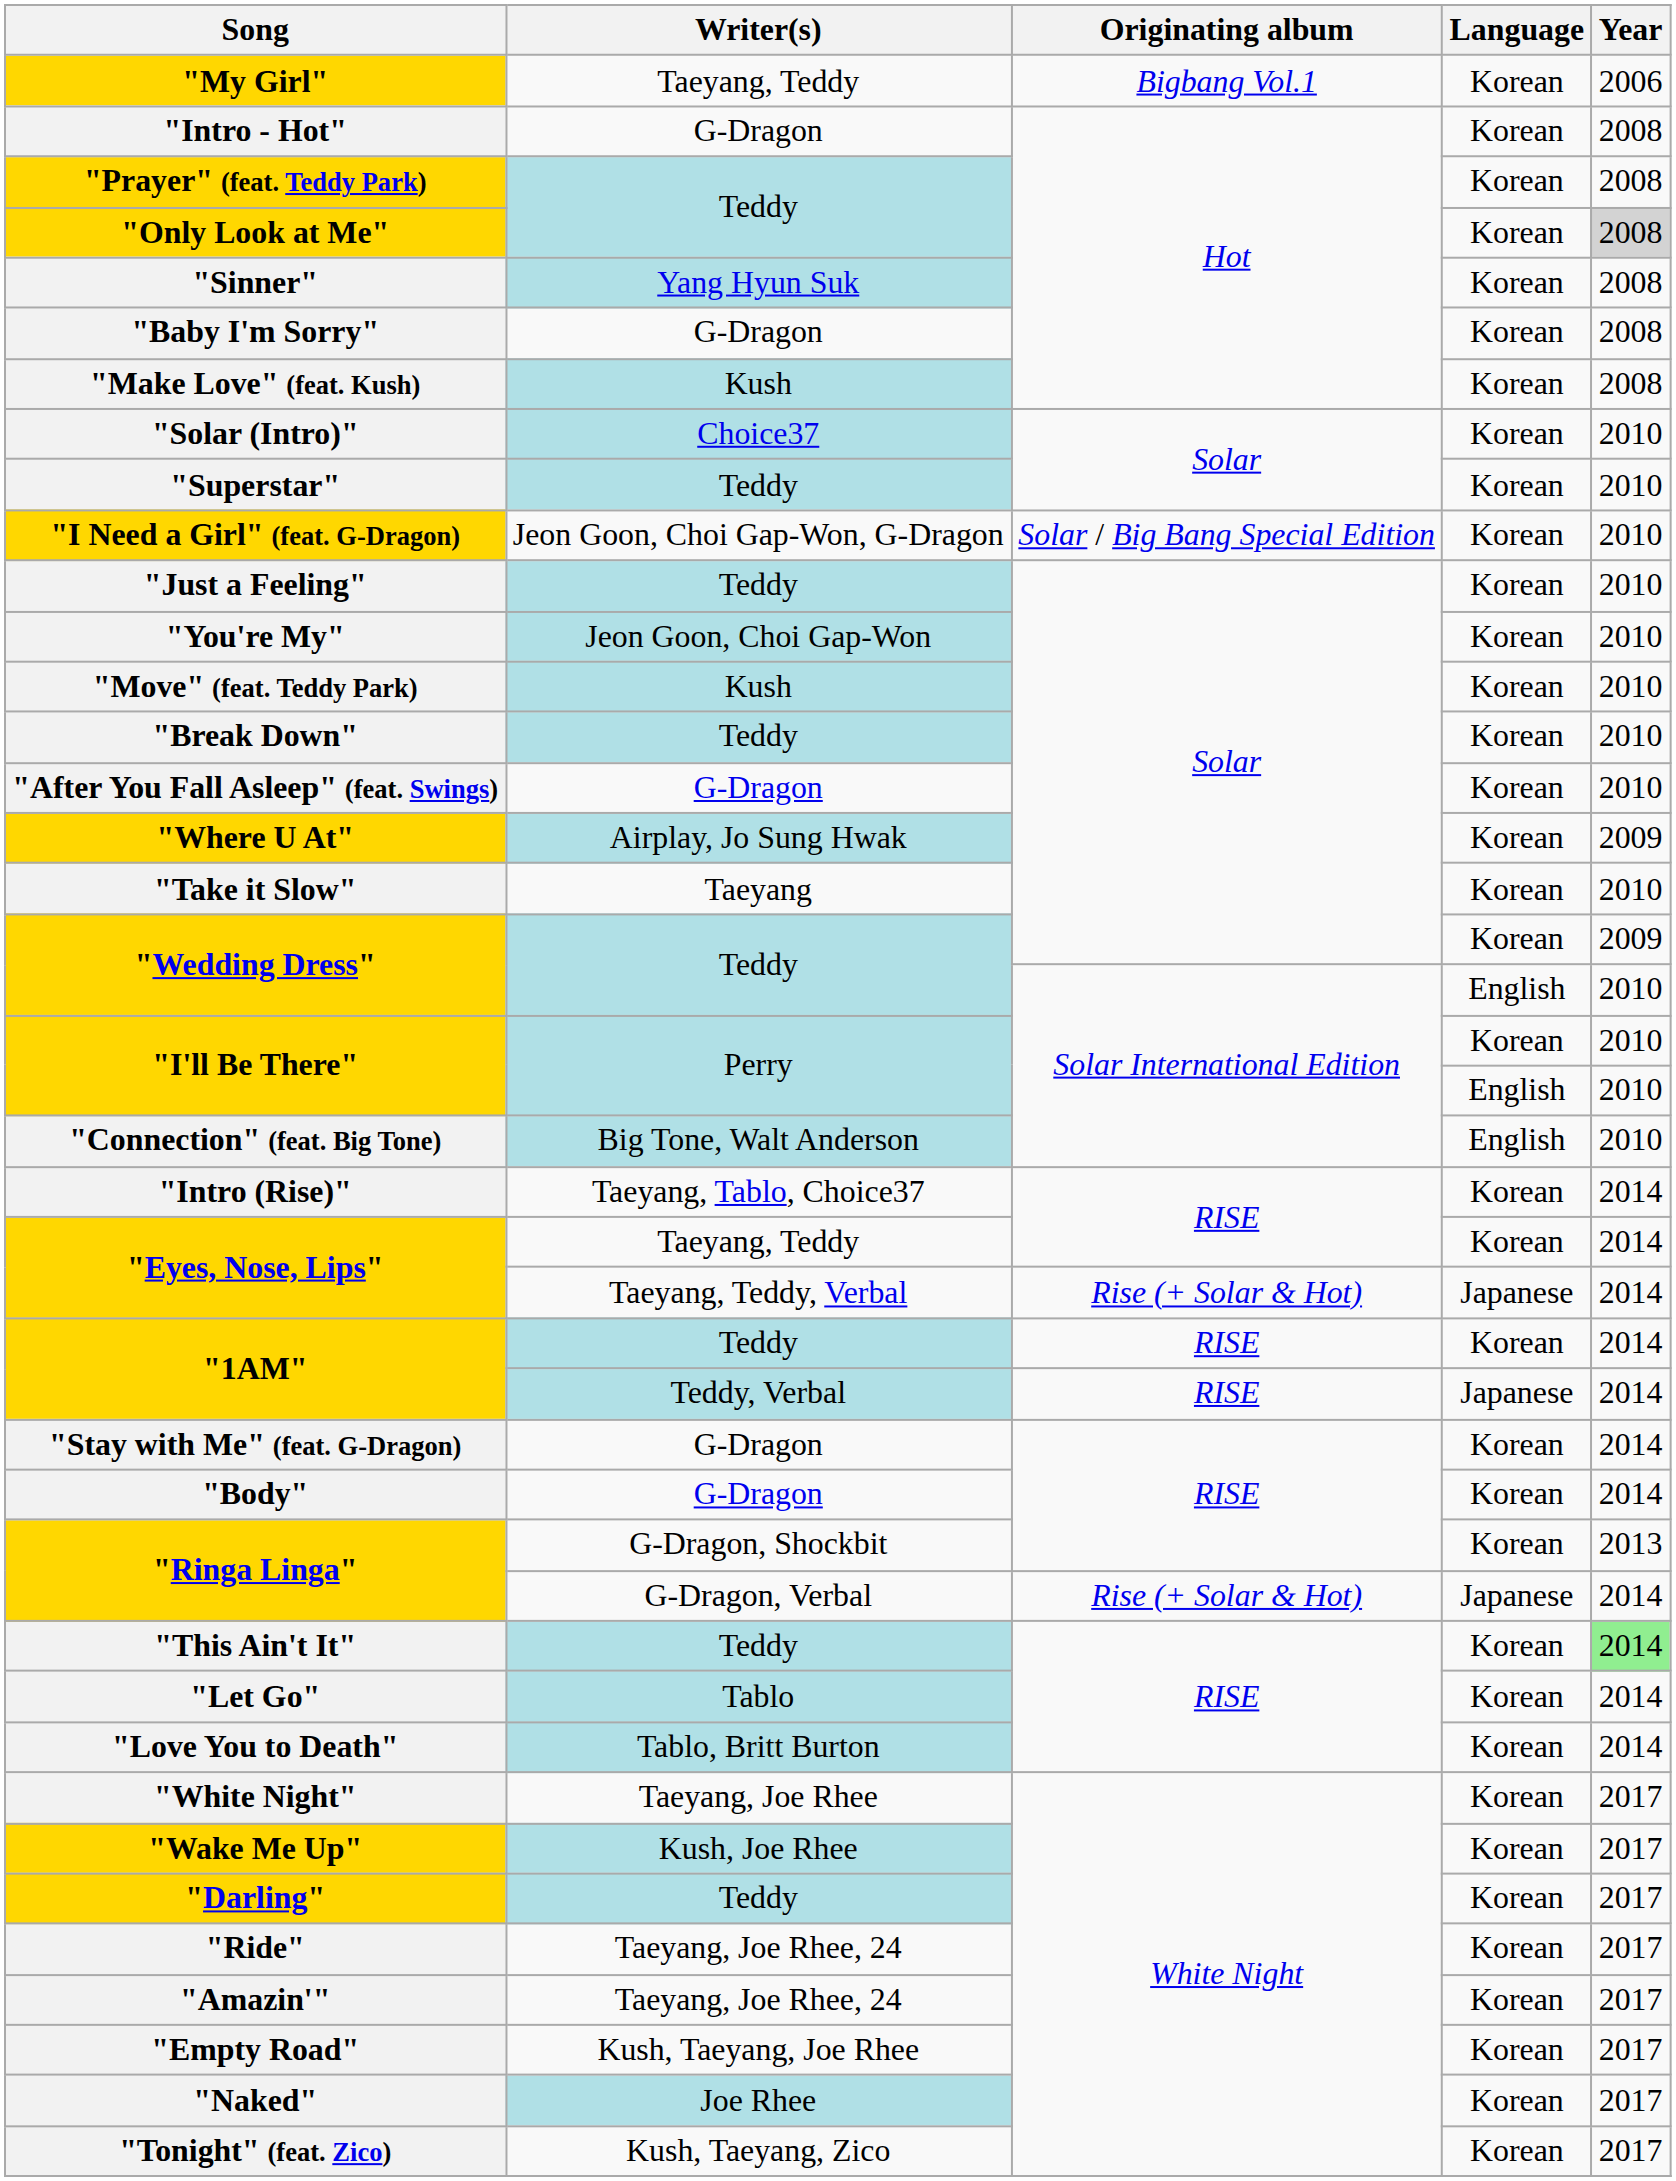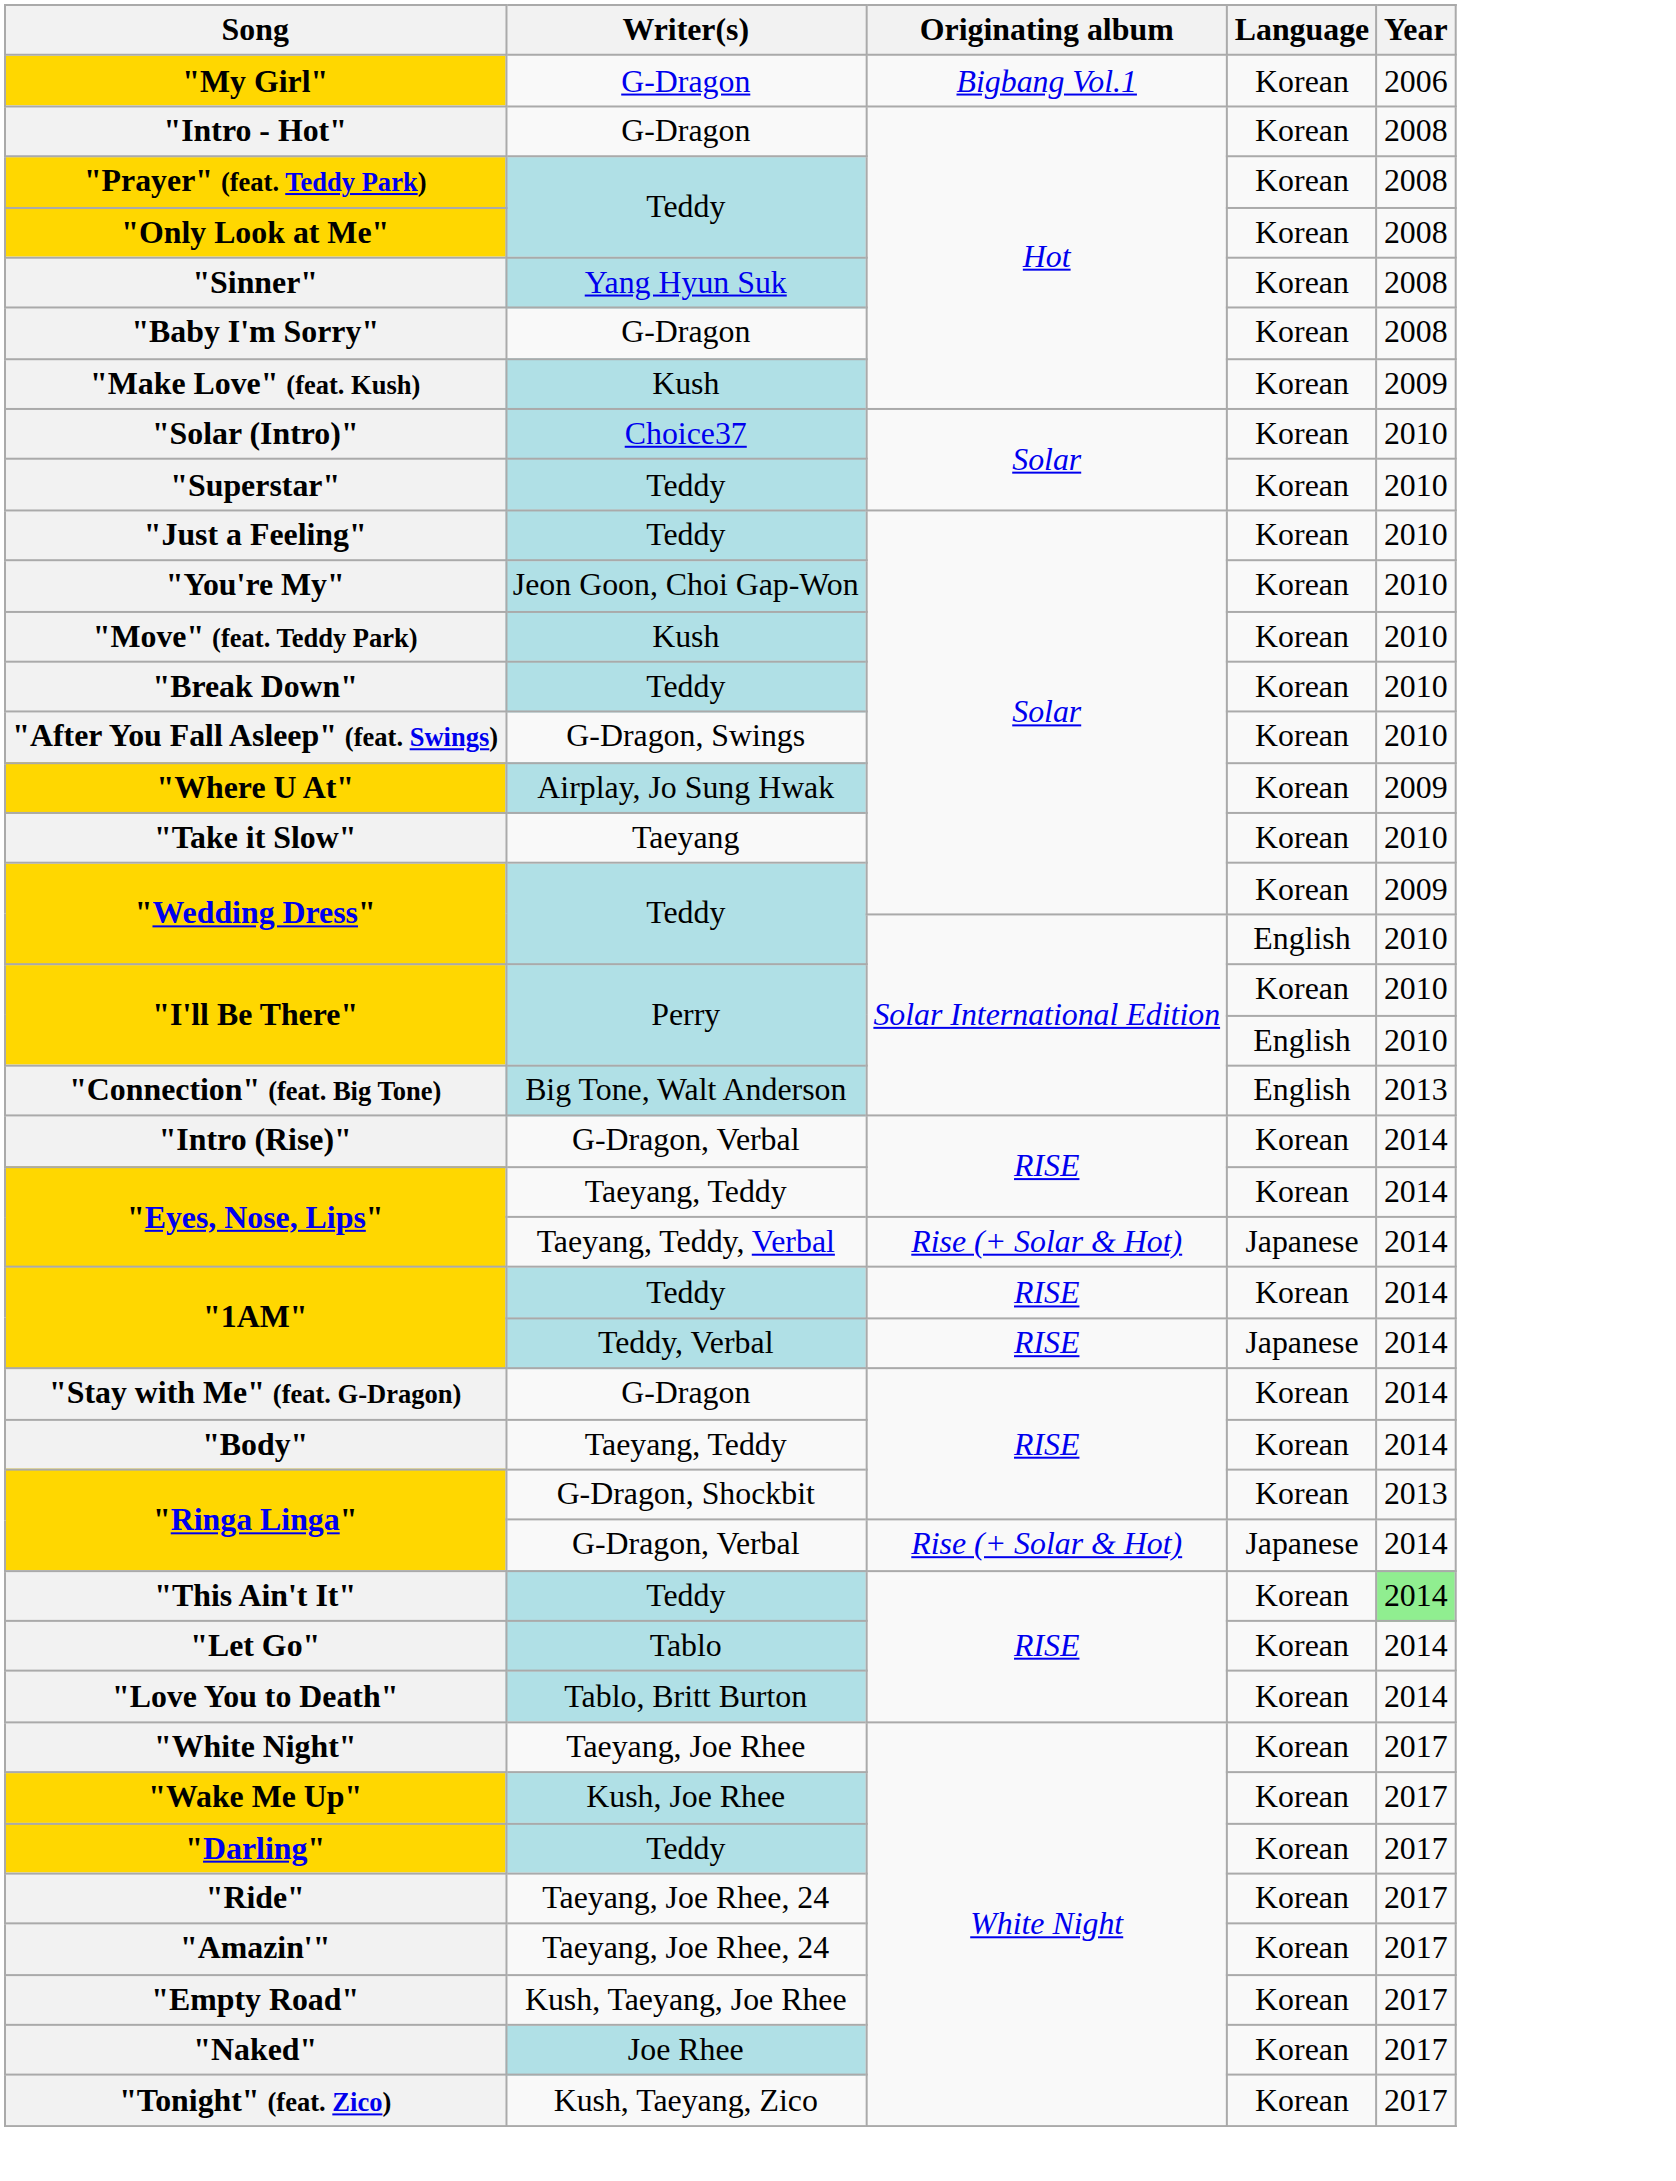(758, 80) Taeyang, Teddy -> (686, 80) G-Dragon
(1631, 231) lightgrey background -> (1416, 231) no background
(1631, 383) 2008 -> (1416, 383) 2009
- row: (255, 534)
(758, 787) G-Dragon -> (686, 736) G-Dragon, Swings
(1631, 1140) 2010 -> (1416, 1090) 2013
(758, 1191) Taeyang, Tablo, Choice37 -> (686, 1140) G-Dragon, Verbal
(758, 1494) G-Dragon -> (686, 1443) Taeyang, Teddy
